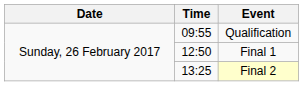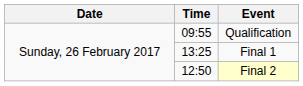(196, 52) 12:50 -> (196, 52) 13:25
(196, 71) 13:25 -> (196, 71) 12:50
